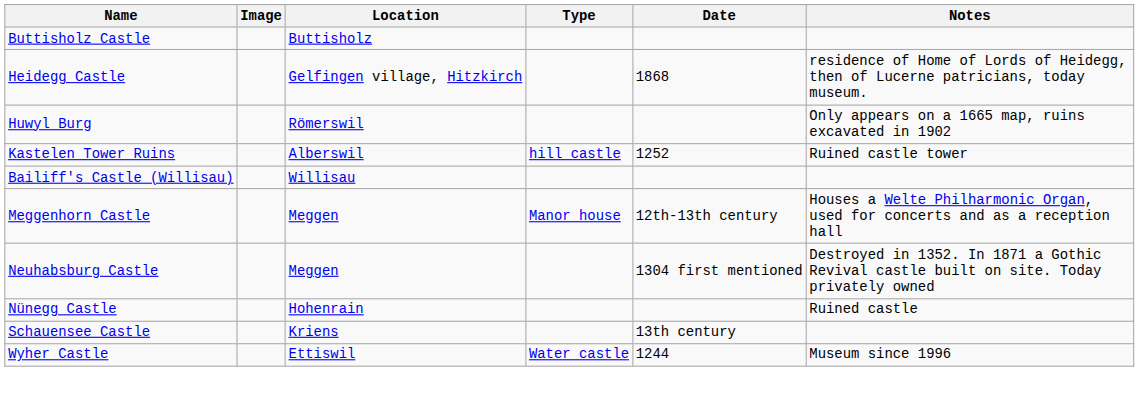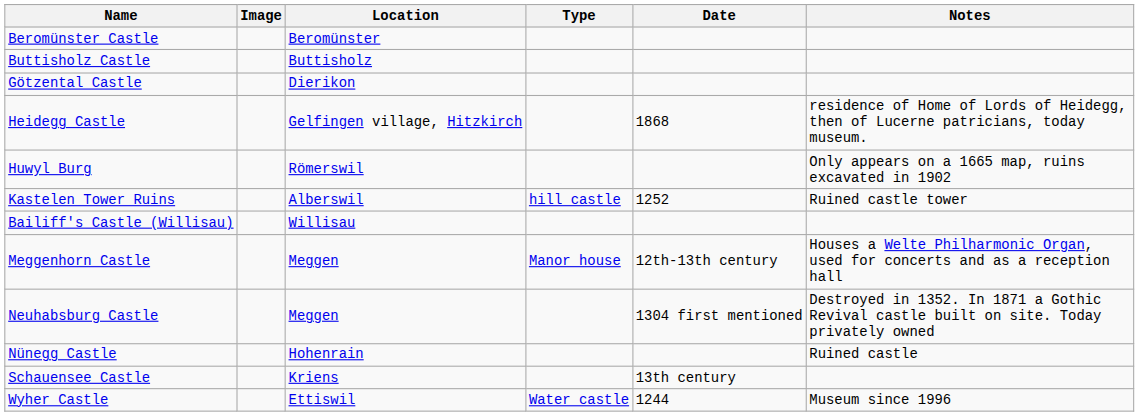+ row: (83, 39)
+ row: (75, 84)
